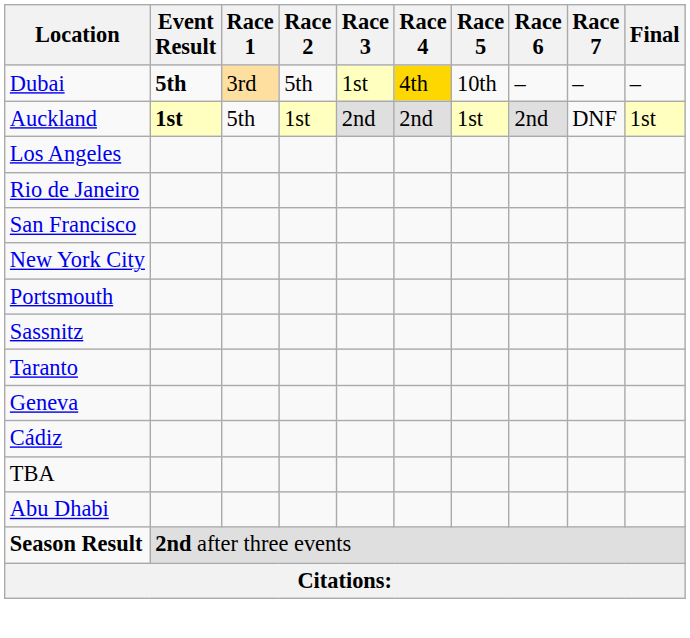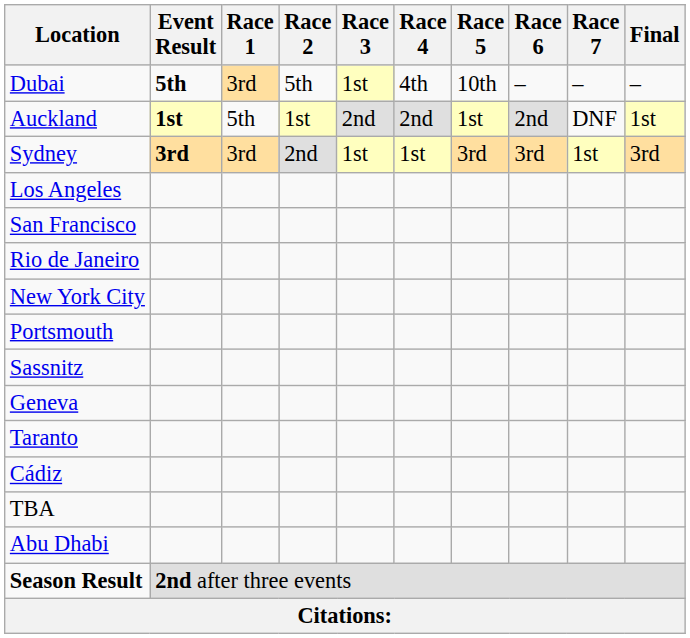(414, 82) gold background -> (414, 82) no background
+ row: (43, 154)
rows swapped: (73, 225) <-> (75, 189)
rows swapped: (44, 367) <-> (44, 402)
